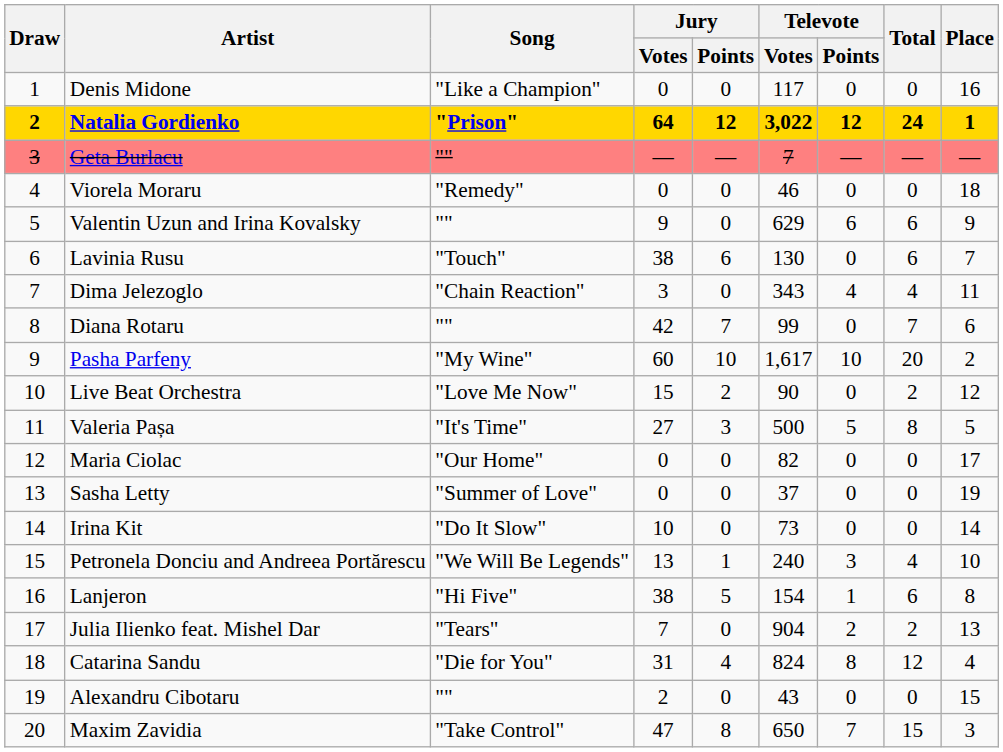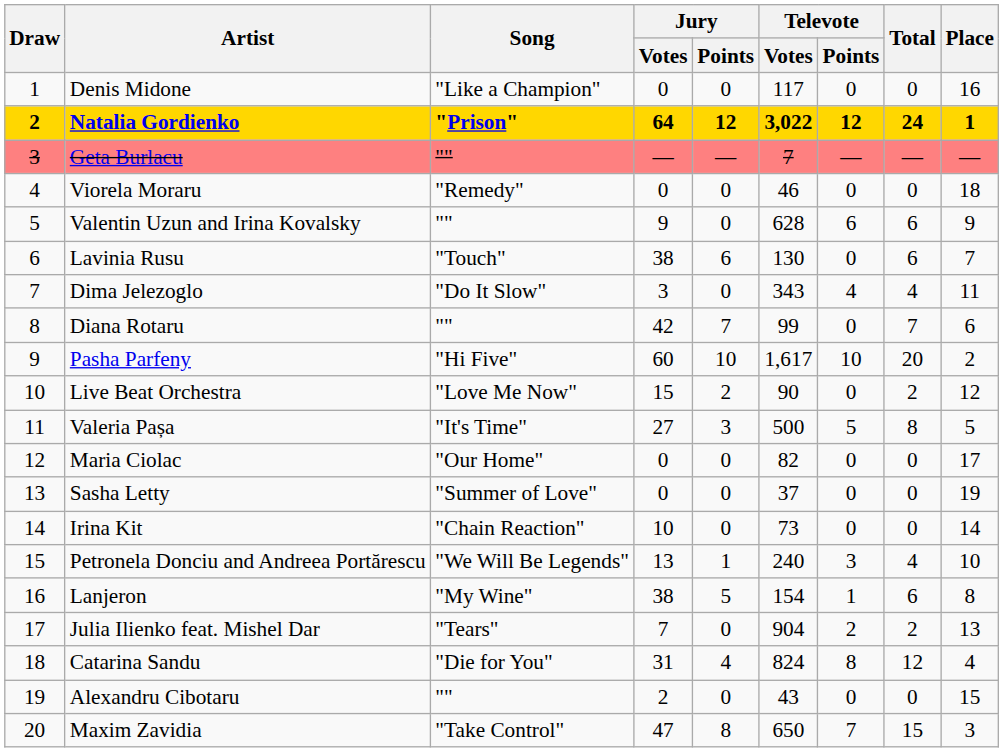(788, 223) 629 -> (788, 223) 628
(510, 291) "Chain Reaction" -> (491, 291) "Do It Slow"
(484, 358) "My Wine" -> (476, 358) "Hi Five"
(491, 527) "Do It Slow" -> (510, 527) "Chain Reaction"
(476, 595) "Hi Five" -> (484, 595) "My Wine"
